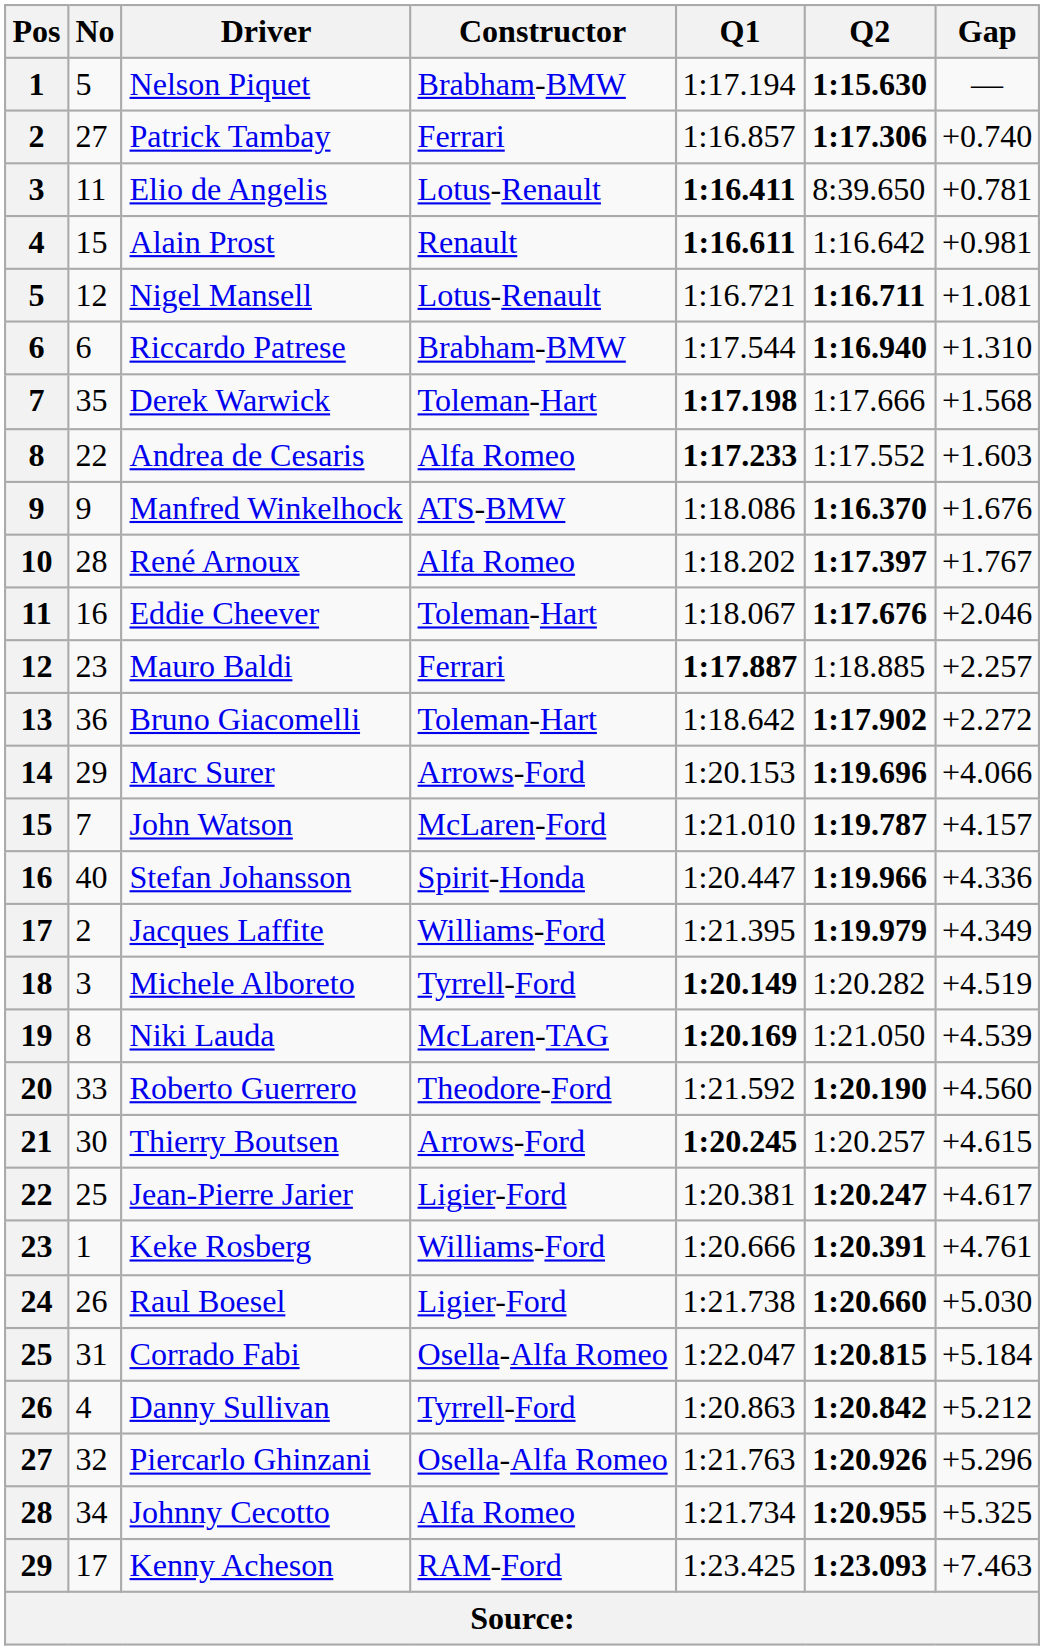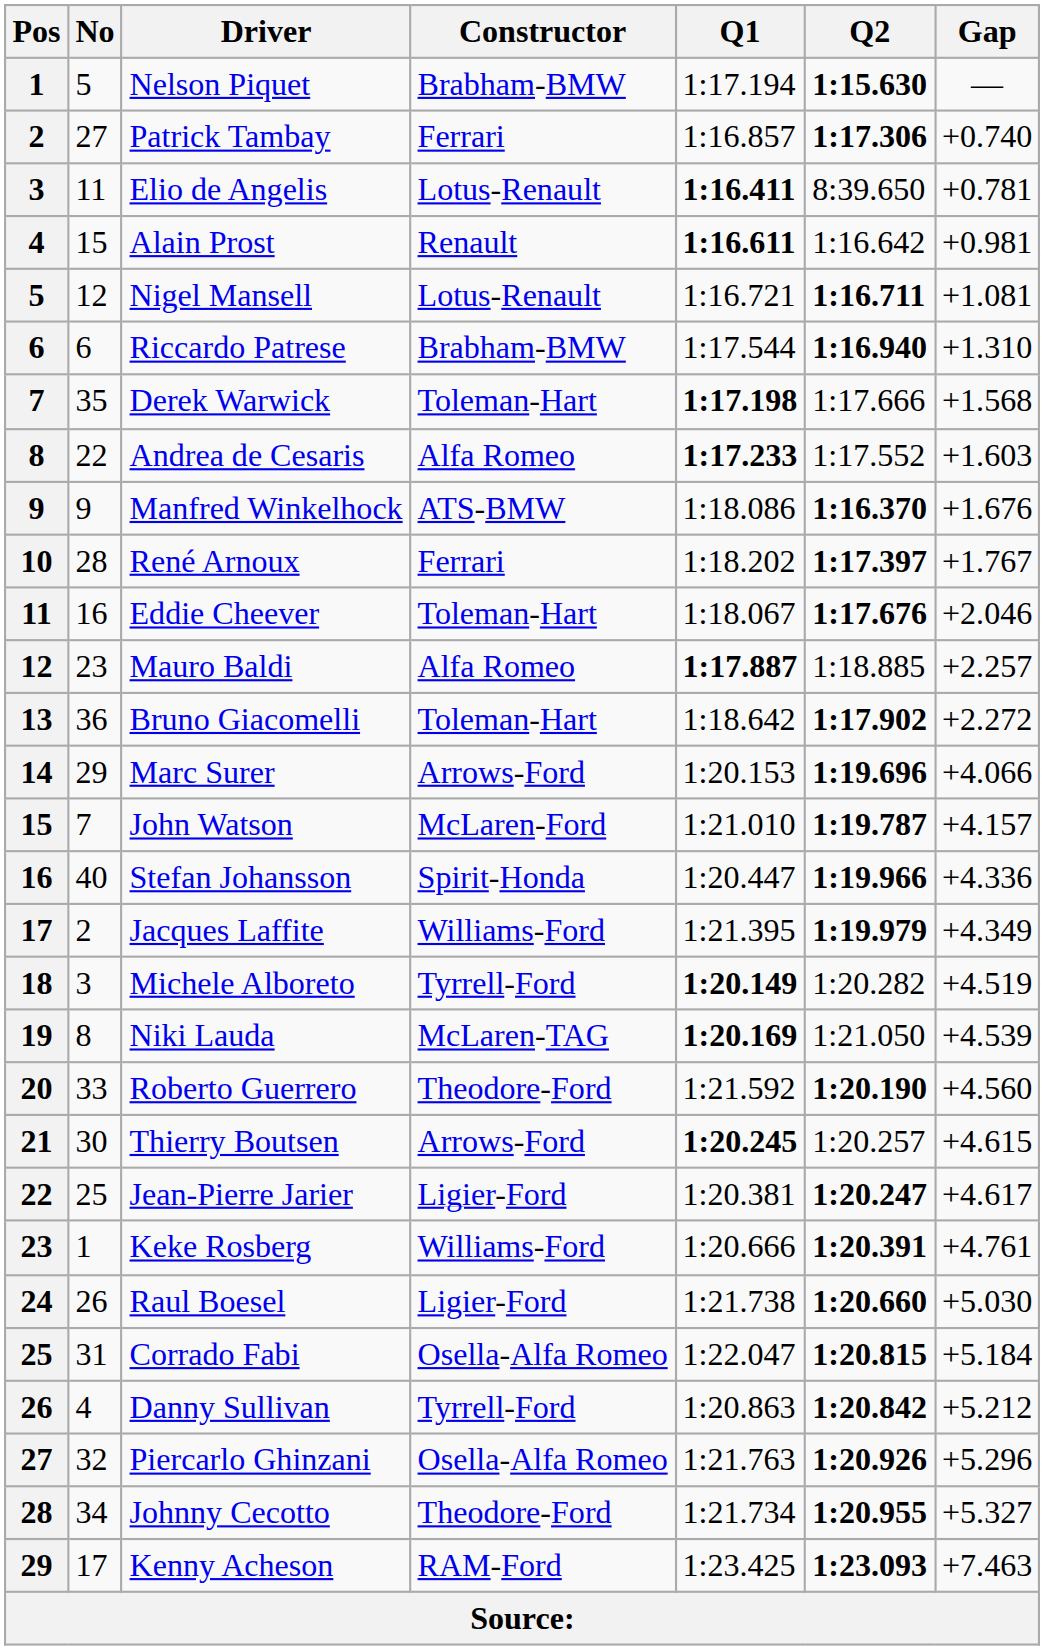(496, 559) Alfa Romeo -> (461, 559) Ferrari
(461, 665) Ferrari -> (496, 665) Alfa Romeo
(496, 1511) Alfa Romeo -> (515, 1511) Theodore-Ford
(987, 1511) +5.325 -> (987, 1511) +5.327
